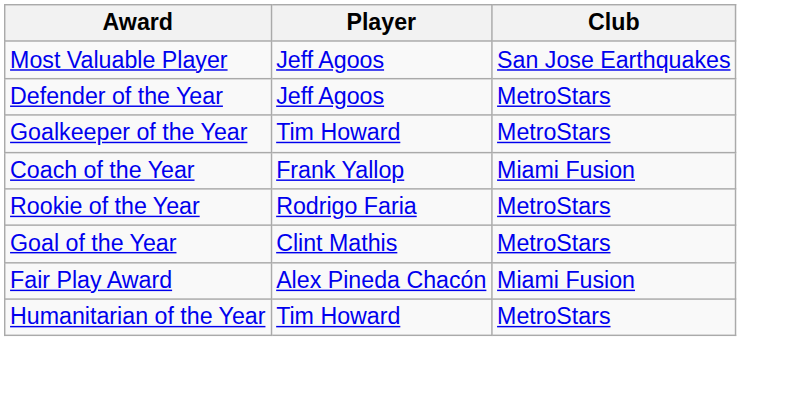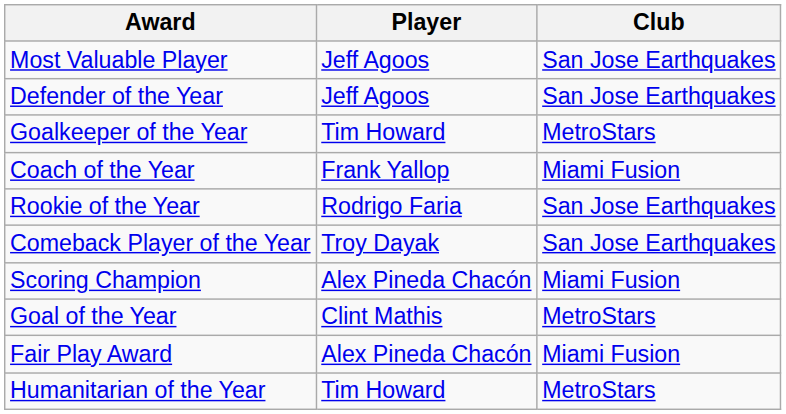(554, 96) MetroStars -> (659, 96) San Jose Earthquakes
(554, 206) MetroStars -> (659, 206) San Jose Earthquakes
+ row: (160, 243)
+ row: (106, 280)
